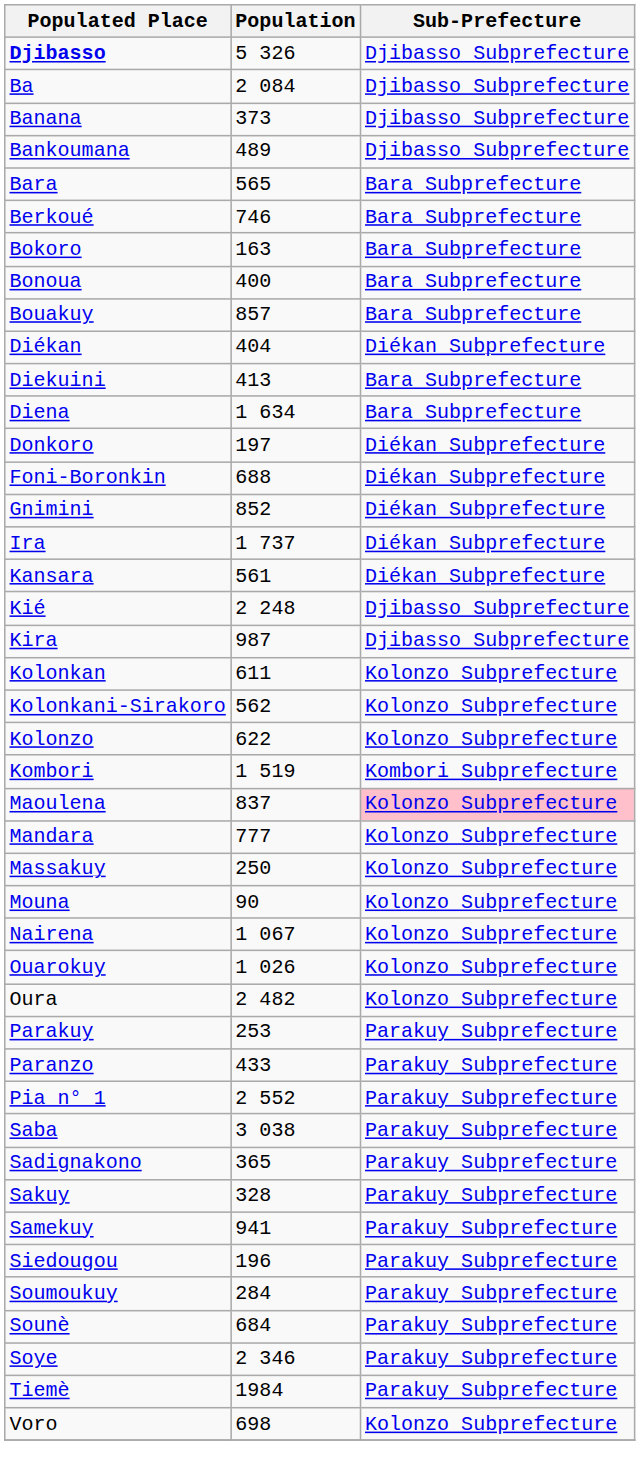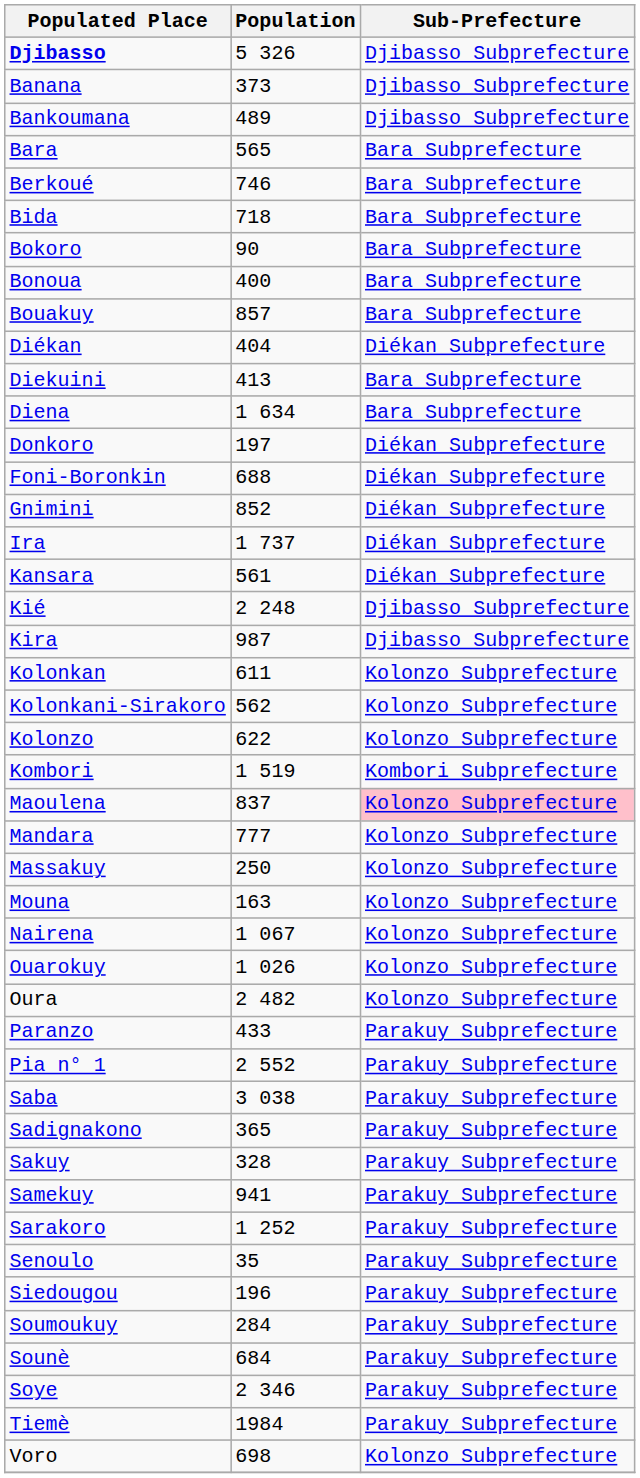- row: (22, 86)
+ row: (34, 217)
(253, 249) 163 -> (247, 249) 90
(247, 902) 90 -> (253, 902) 163
- row: (52, 1033)
+ row: (58, 1228)
+ row: (52, 1261)
